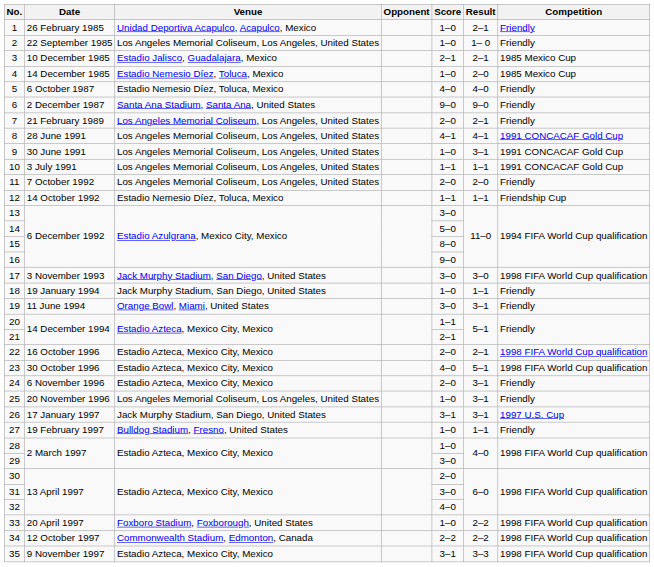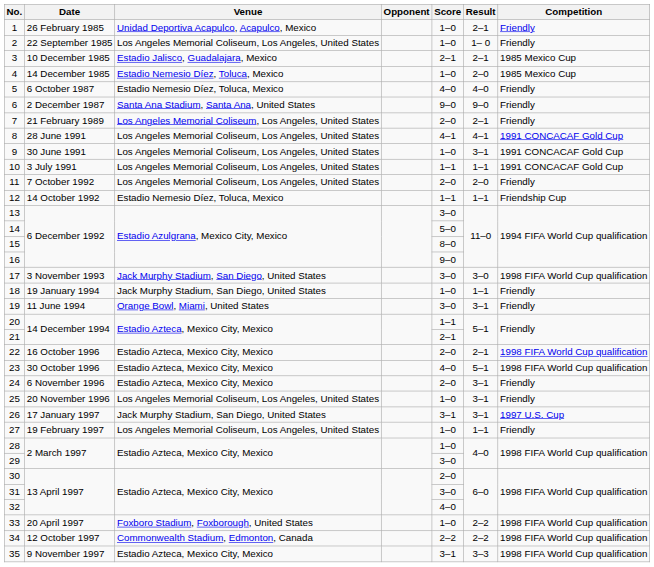(202, 430) Bulldog Stadium, Fresno, United States -> (248, 430) Los Angeles Memorial Coliseum, Los Angeles, United States
